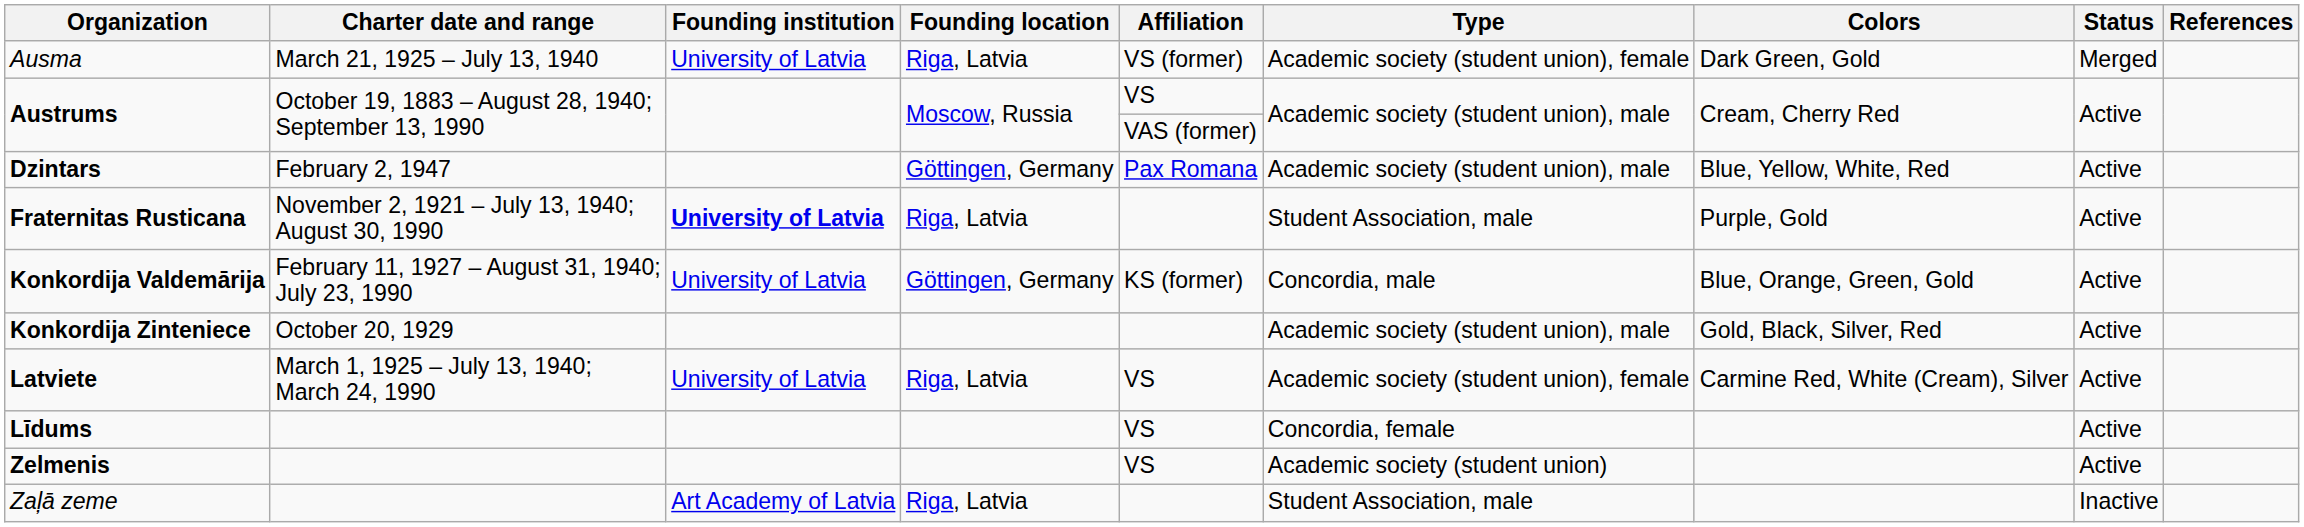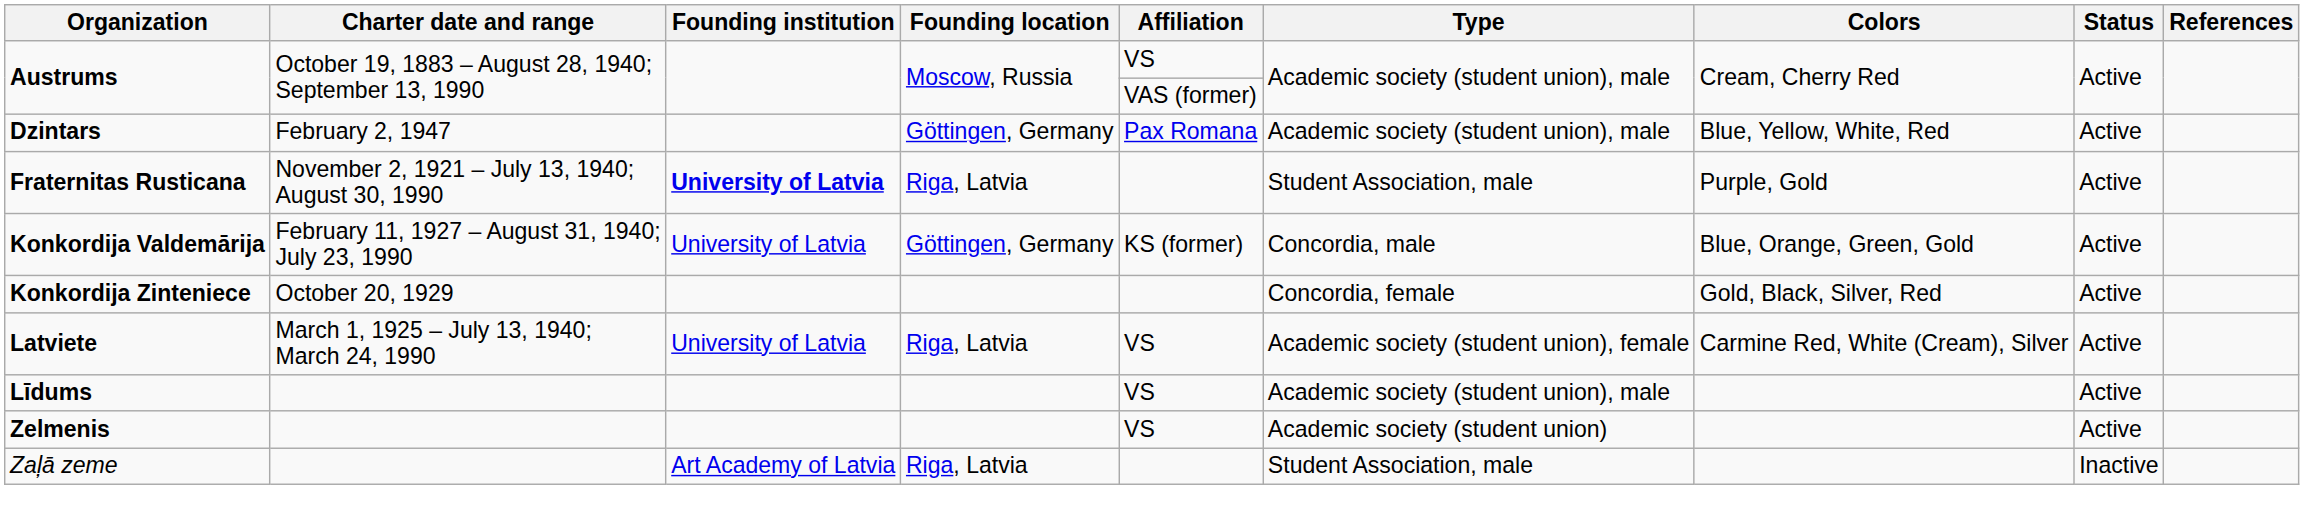- row: (46, 59)
(1469, 330) Academic society (student union), male -> (1361, 293) Concordia, female
(1361, 429) Concordia, female -> (1469, 392) Academic society (student union), male
